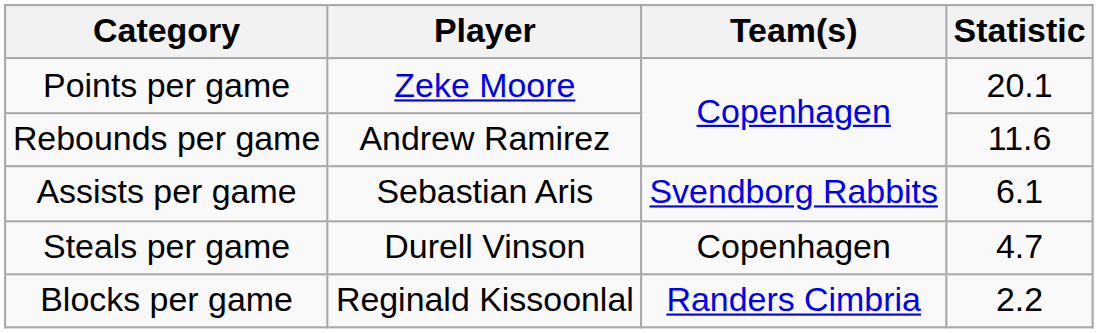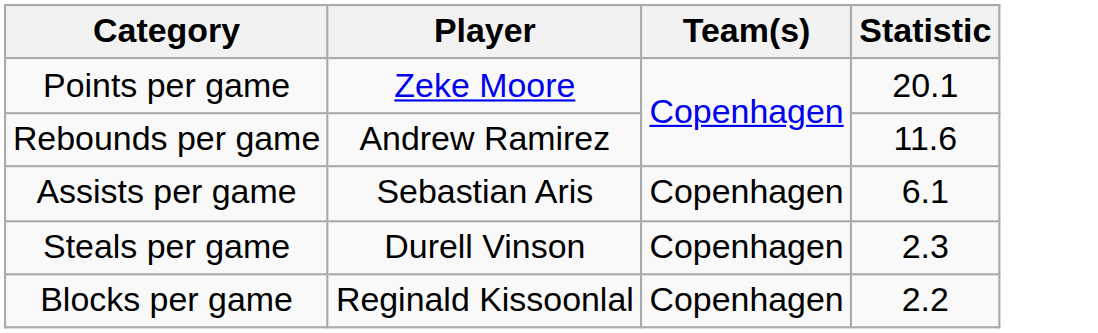(794, 192) Svendborg Rabbits -> (747, 192) Copenhagen
(1020, 246) 4.7 -> (925, 246) 2.3
(794, 300) Randers Cimbria -> (747, 300) Copenhagen
